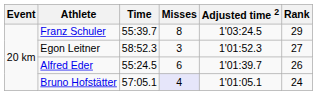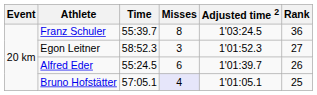(297, 32) 29 -> (297, 32) 36
(297, 82) 24 -> (297, 82) 25
